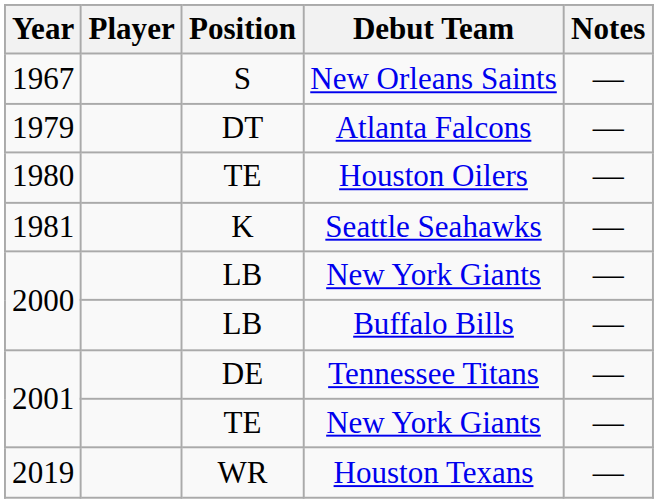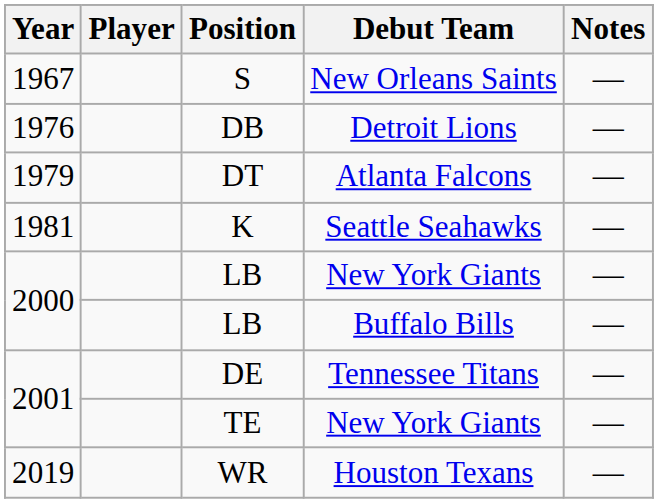+ row: (43, 127)
- row: (43, 176)
